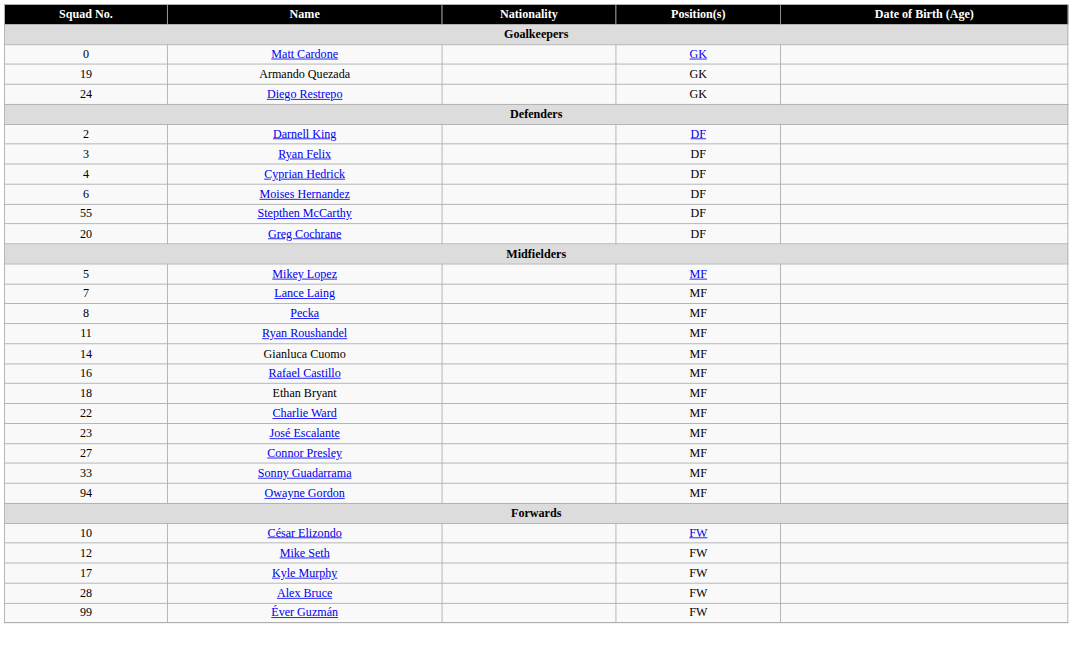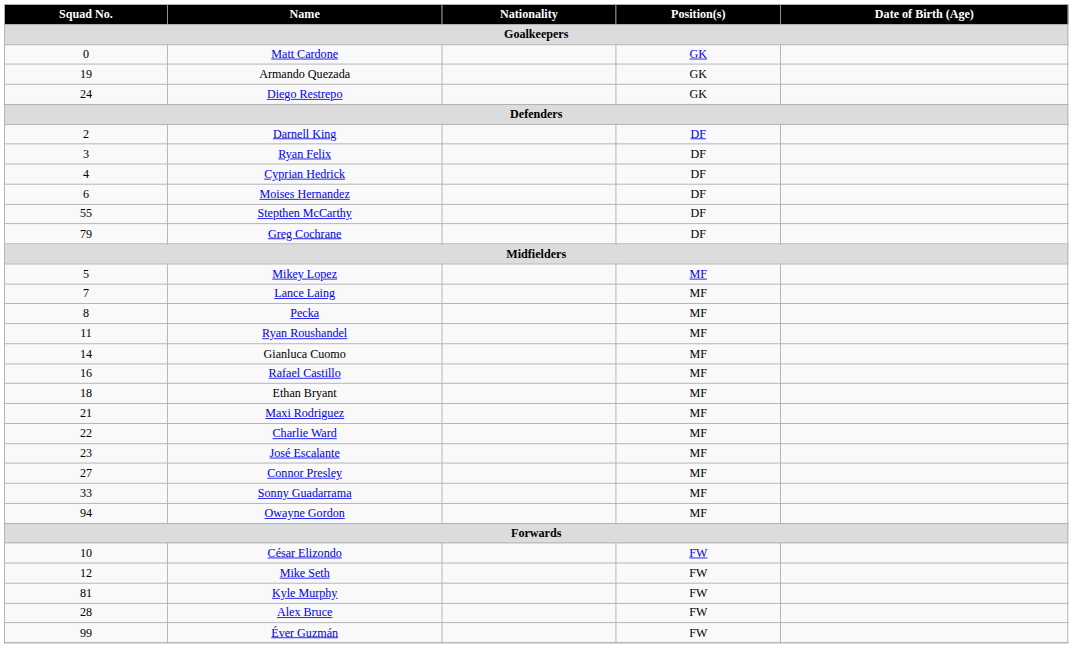(86, 234) 20 -> (86, 234) 79
+ row: (305, 413)
(86, 573) 17 -> (86, 593) 81
